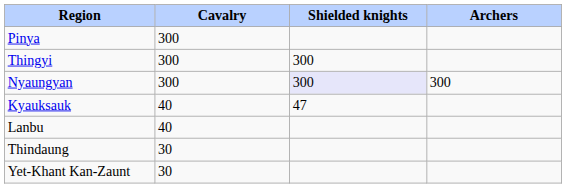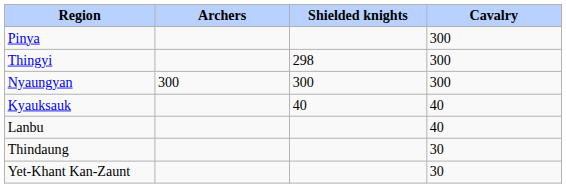columns swapped: (222, 15) <-> (494, 15)
(303, 60) 300 -> (303, 60) 298
(303, 82) lavender background -> (303, 82) no background
(300, 104) 47 -> (300, 104) 40
